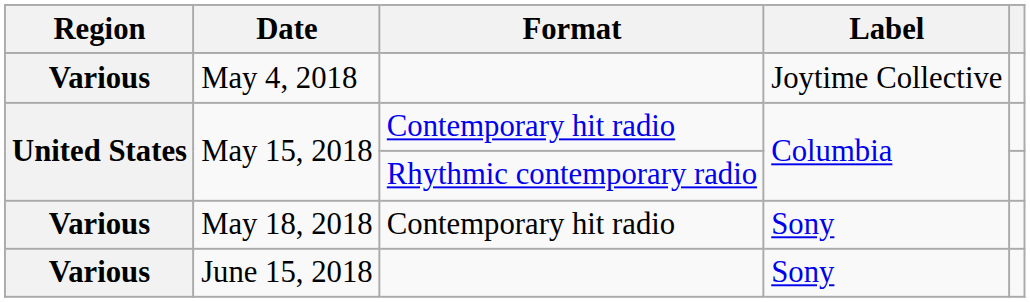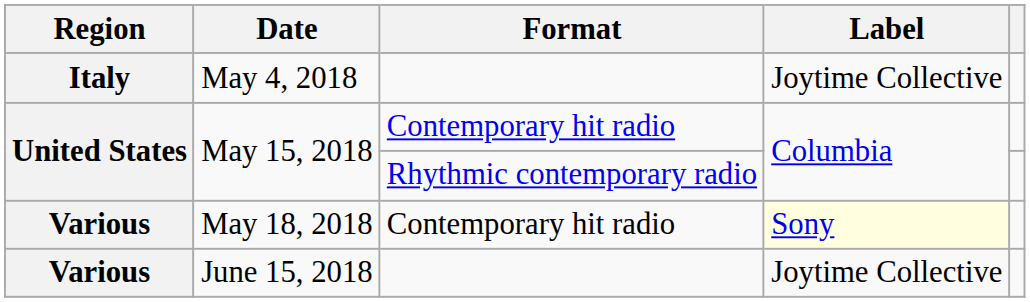(100, 77) Various -> (99, 77) Italy
(803, 223) no background -> (803, 223) lightyellow background
(803, 272) Sony -> (887, 272) Joytime Collective
